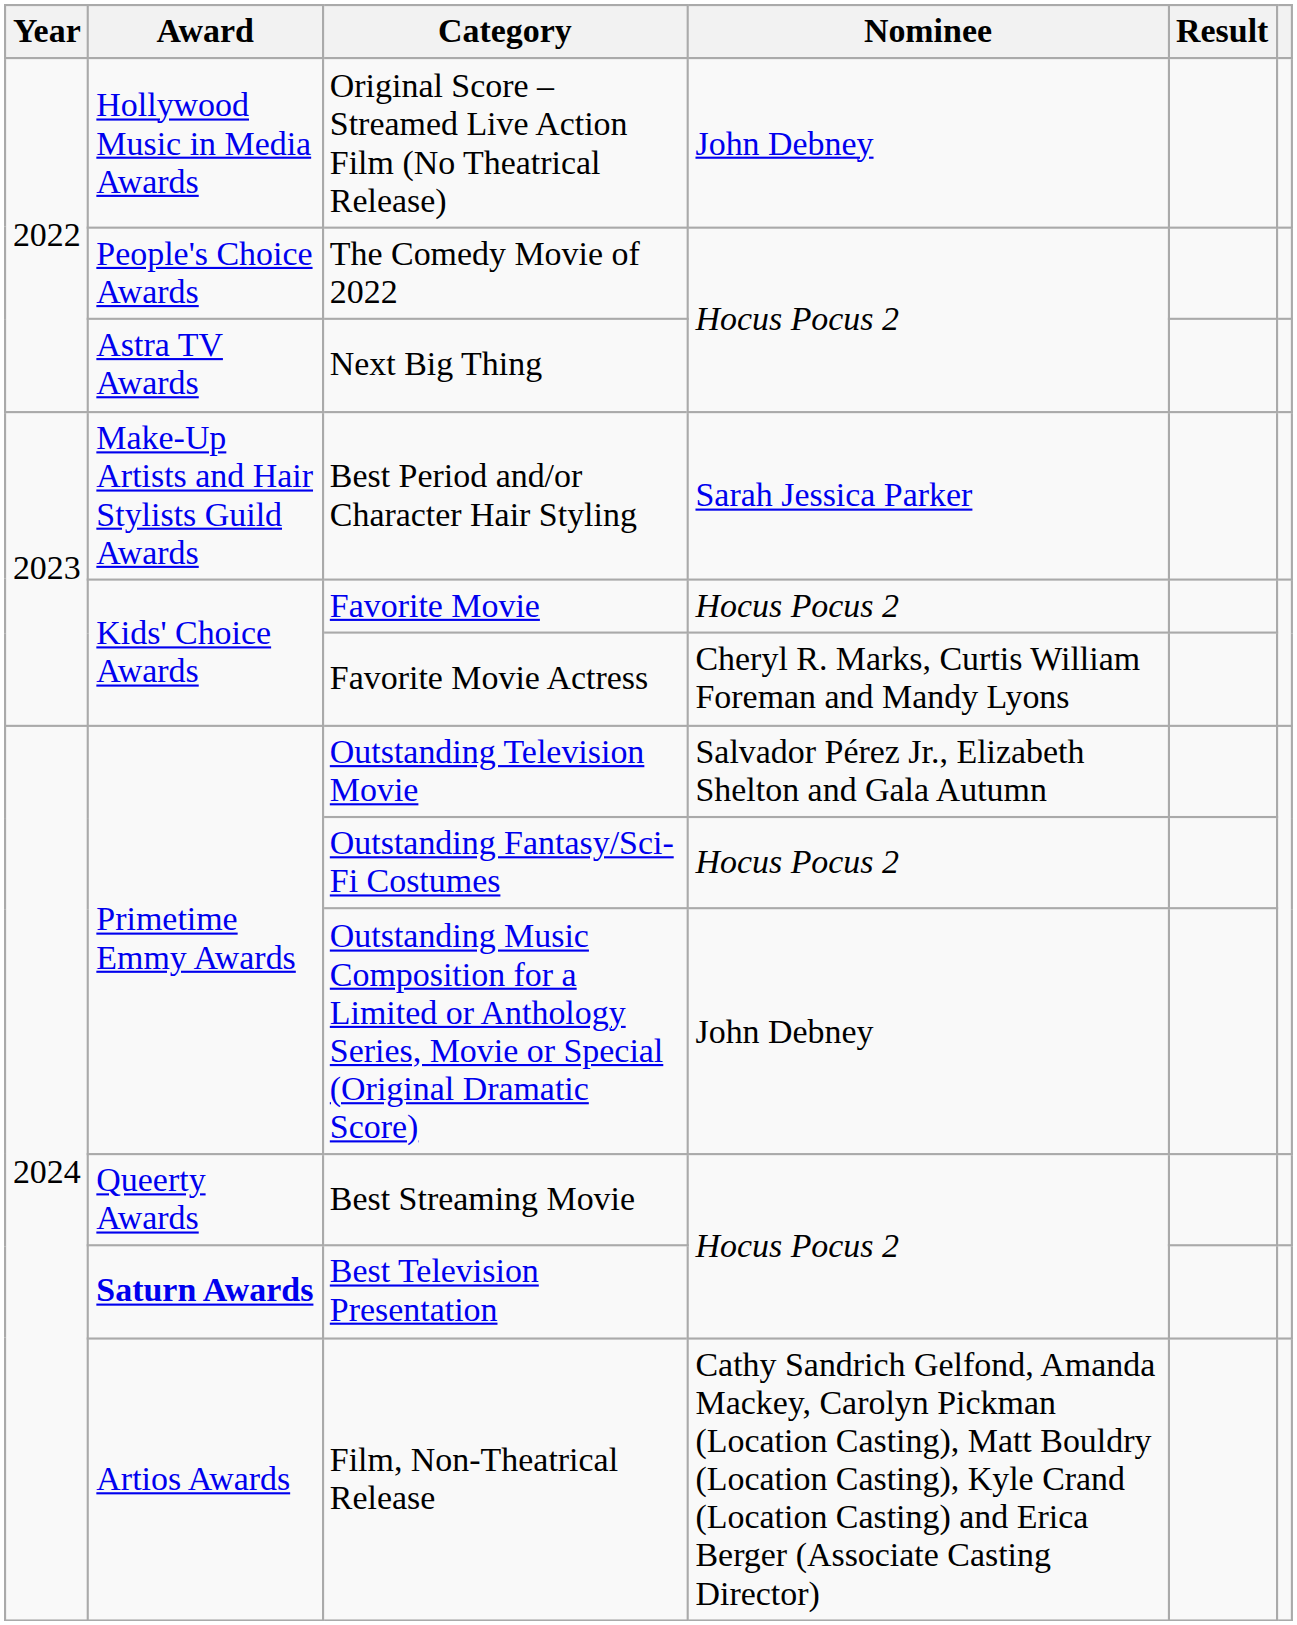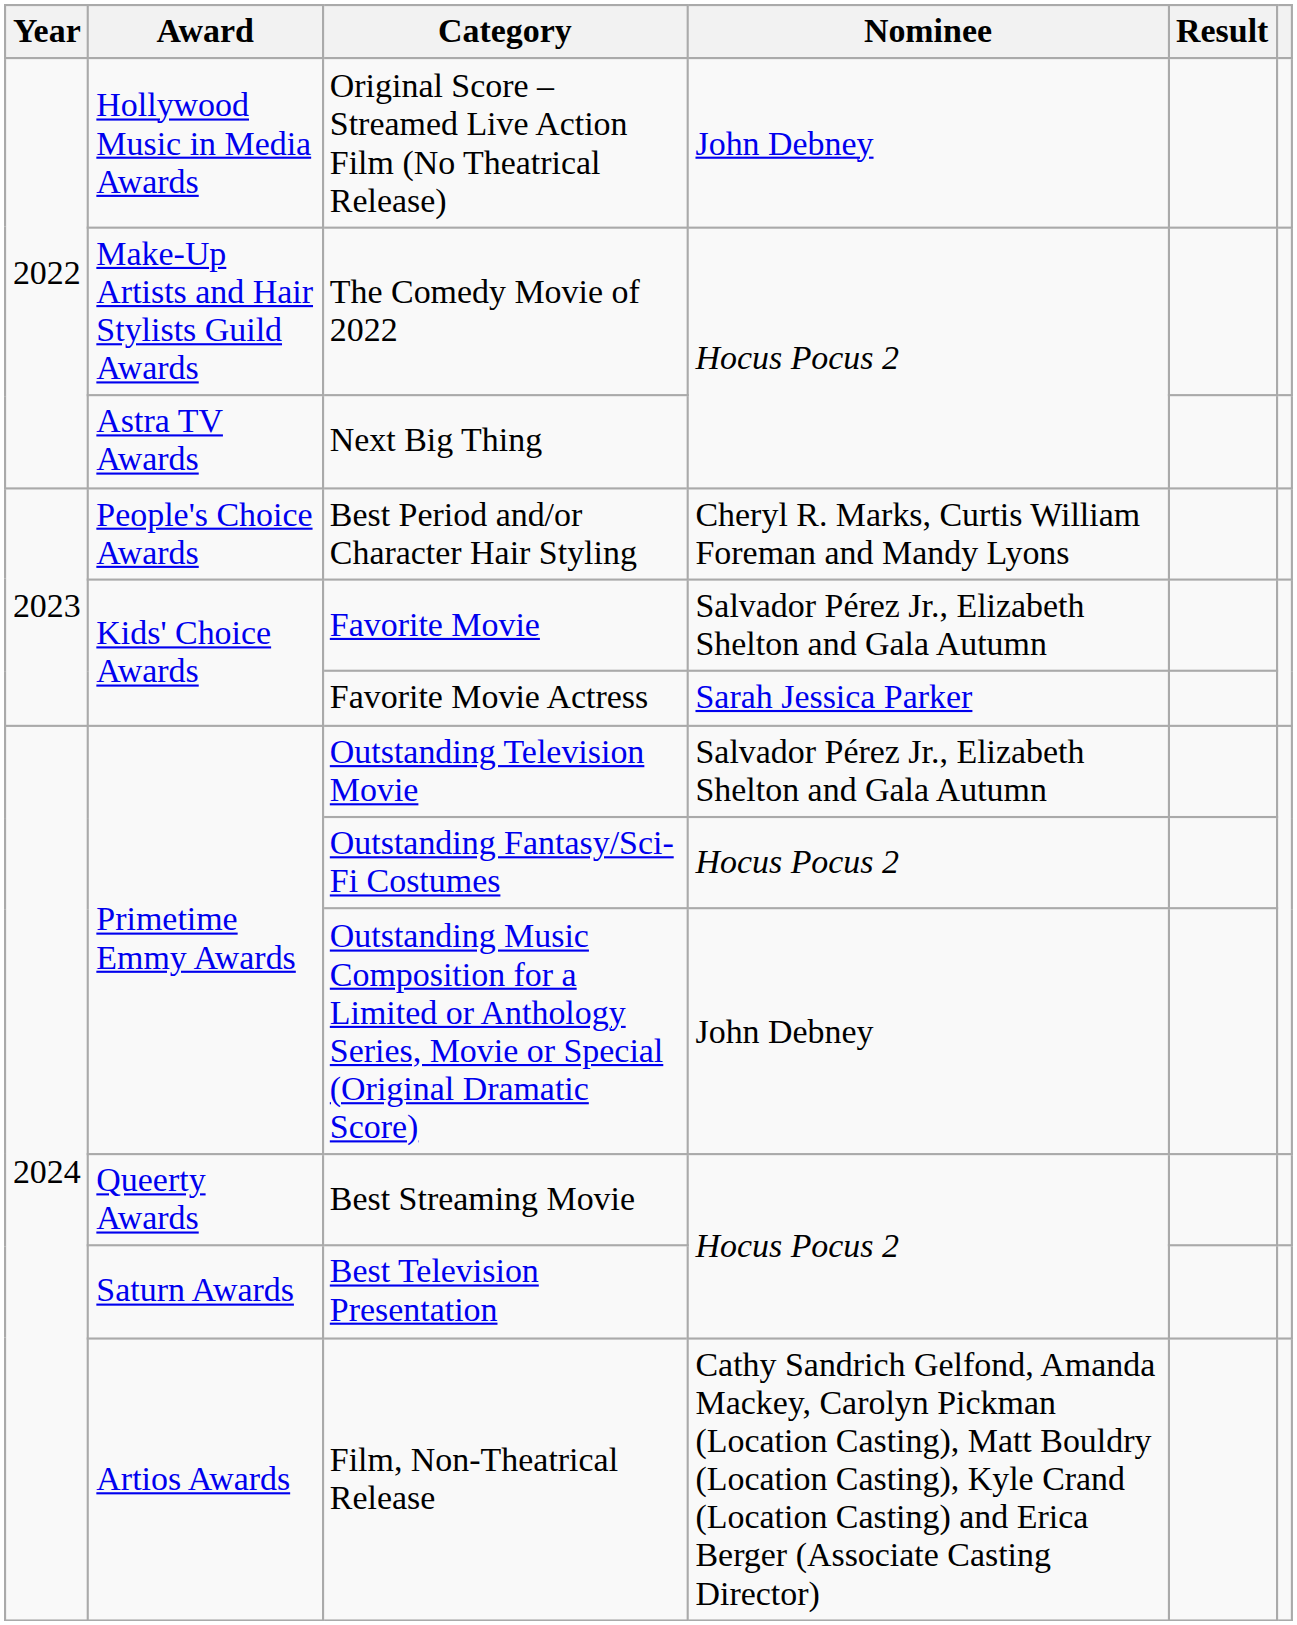(204, 272) People's Choice Awards -> (205, 310) Make-Up Artists and Hair Stylists Guild Awards
(205, 494) Make-Up Artists and Hair Stylists Guild Awards -> (204, 532) People's Choice Awards
(834, 494) Sarah Jessica Parker -> (918, 532) Cheryl R. Marks, Curtis William Foreman and Mandy Lyons
(797, 605) Hocus Pocus 2 -> (890, 624) Salvador Pérez Jr., Elizabeth Shelton and Gala Autumn
(918, 678) Cheryl R. Marks, Curtis William Foreman and Mandy Lyons -> (834, 697) Sarah Jessica Parker
(205, 1290) bold -> (195, 1290) normal
